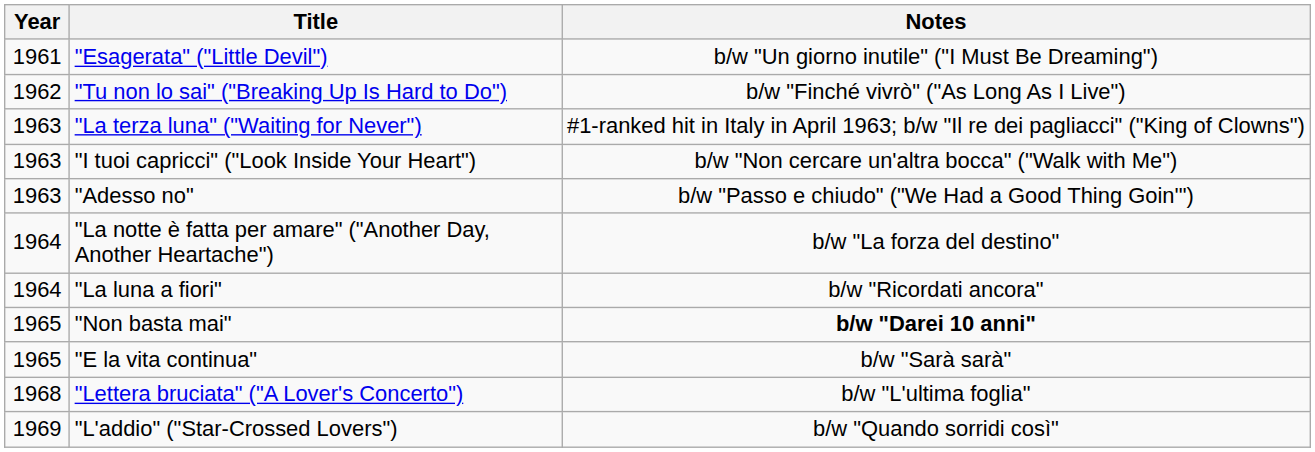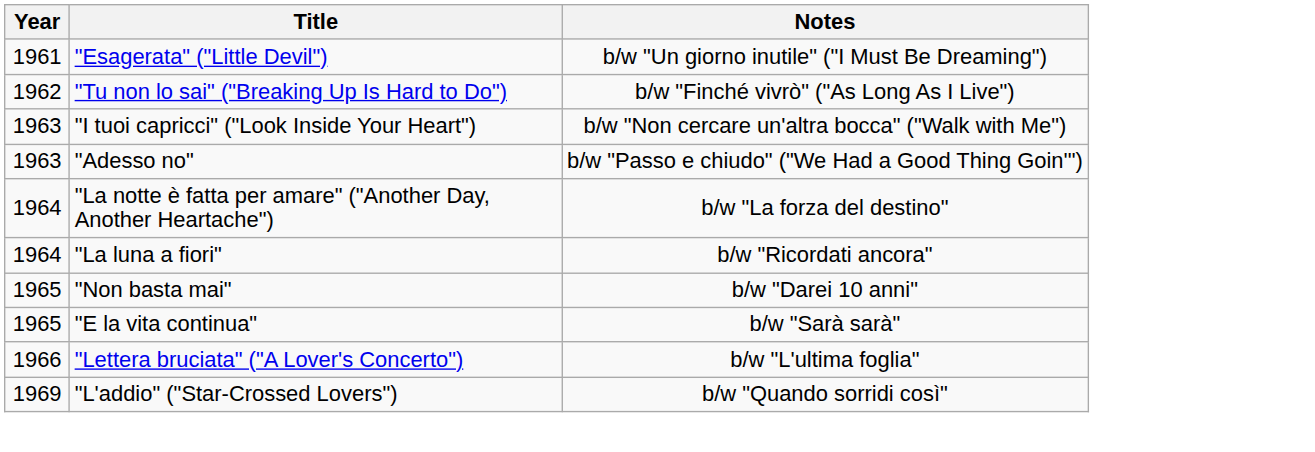- row: (248, 126)
(936, 324) bold -> (825, 289) normal
(37, 394) 1968 -> (37, 359) 1966
